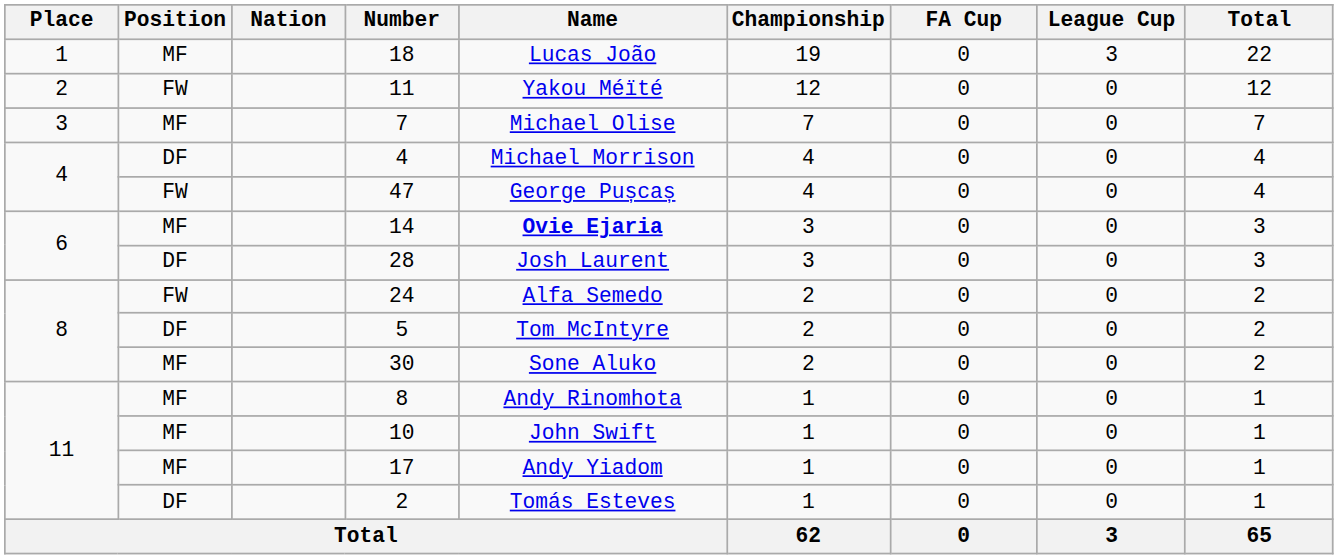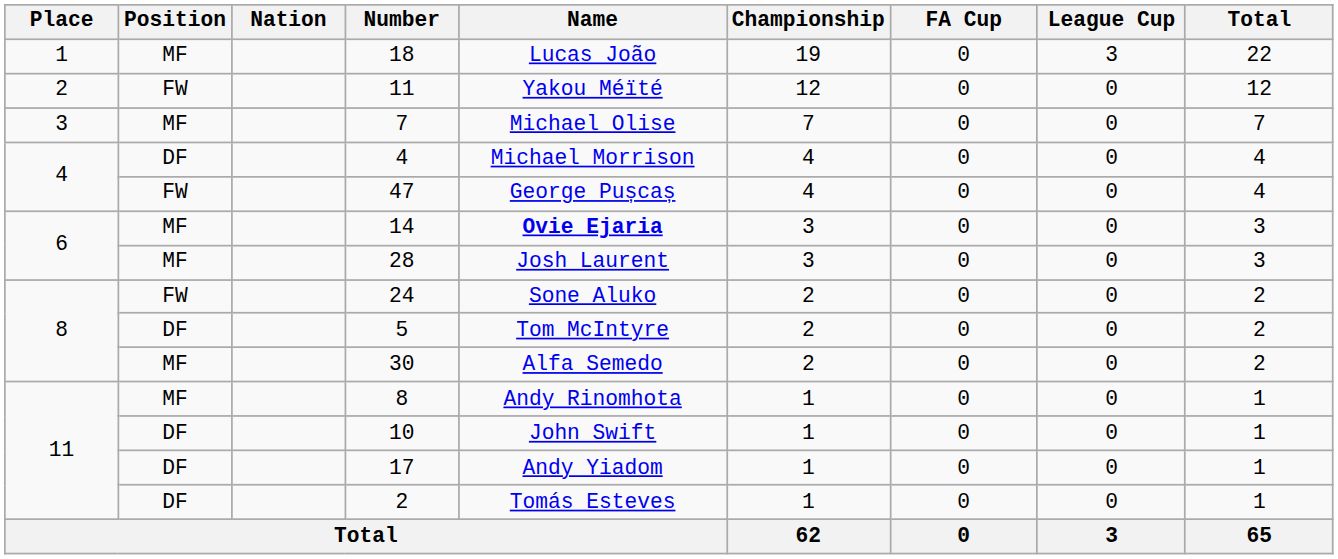(175, 262) DF -> (175, 262) MF
(593, 297) Alfa Semedo -> (593, 297) Sone Aluko
(593, 365) Sone Aluko -> (593, 365) Alfa Semedo
(175, 434) MF -> (175, 434) DF
(175, 468) MF -> (175, 468) DF
